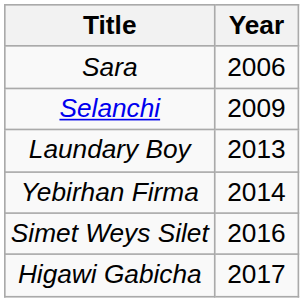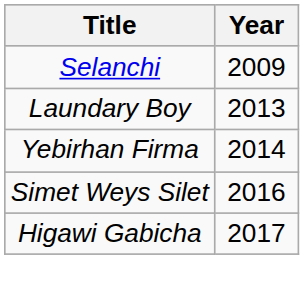- row: (110, 66)
